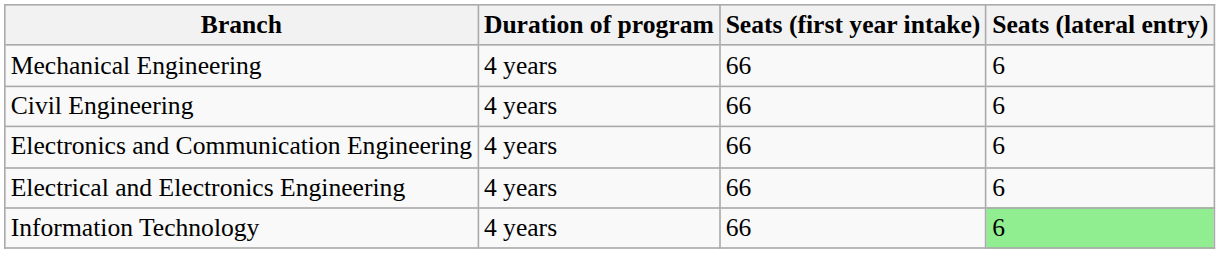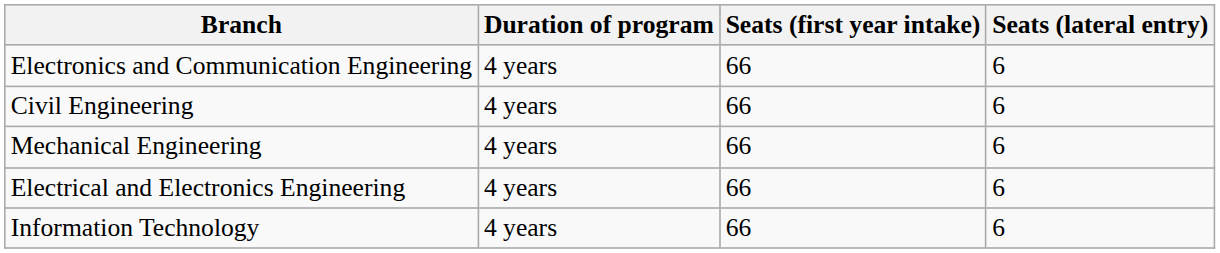rows swapped: (136, 65) <-> (241, 146)
(999, 227) lightgreen background -> (999, 227) no background
